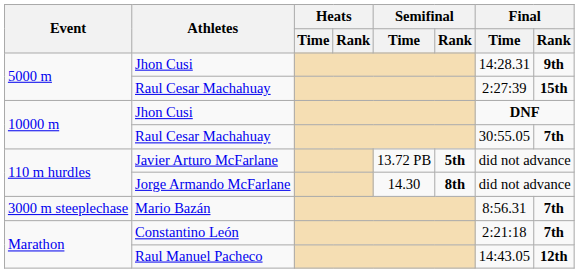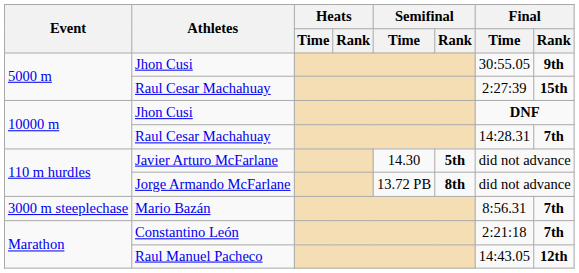(504, 64) 14:28.31 -> (504, 64) 30:55.05
(504, 136) 30:55.05 -> (504, 136) 14:28.31
(404, 160) 13.72 PB -> (404, 160) 14.30
(404, 184) 14.30 -> (404, 184) 13.72 PB
